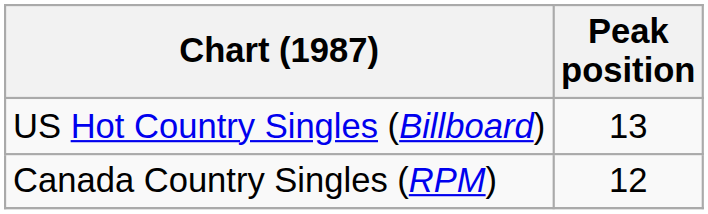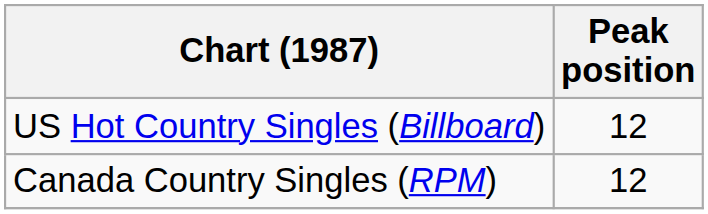(628, 125) 13 -> (628, 125) 12
